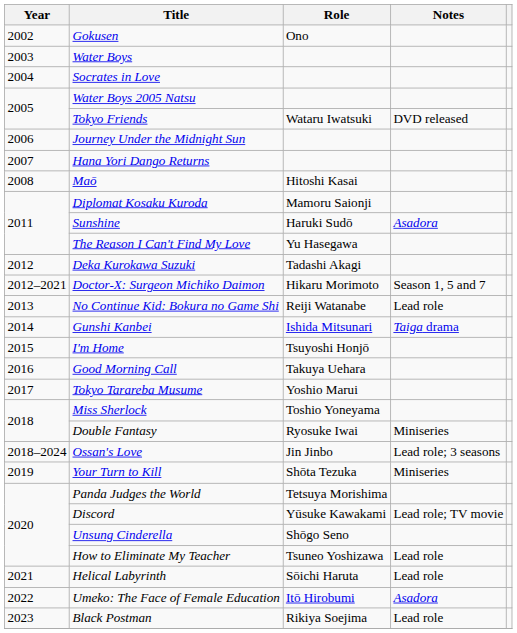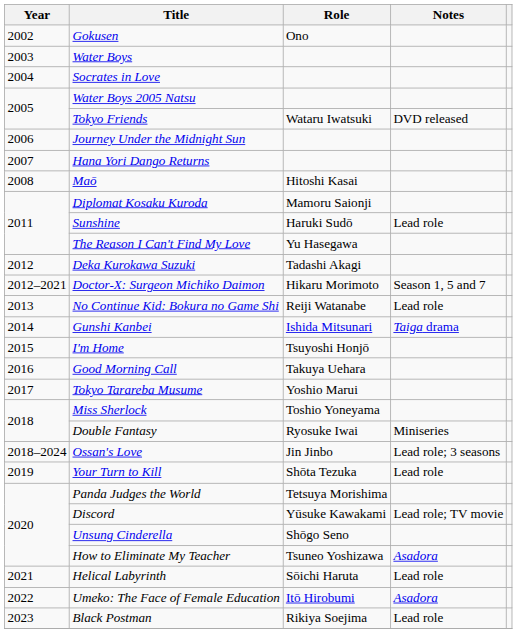(416, 222) Asadora -> (418, 222) Lead role
(421, 472) Miniseries -> (418, 472) Lead role
(418, 555) Lead role -> (416, 555) Asadora
